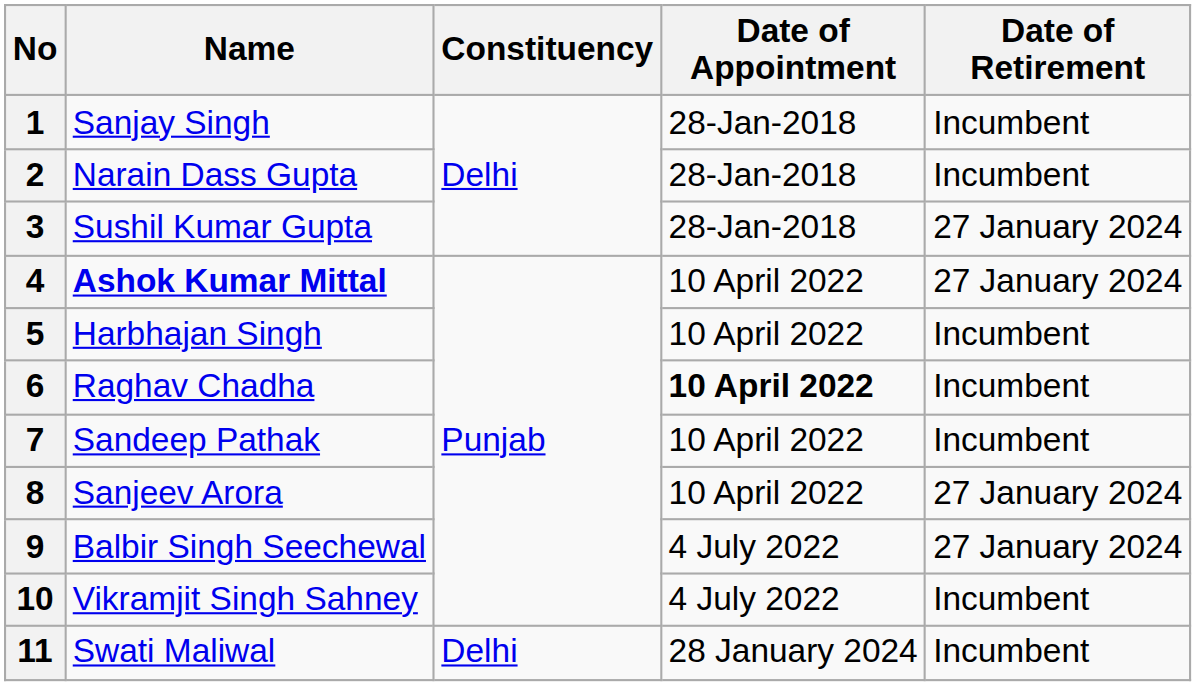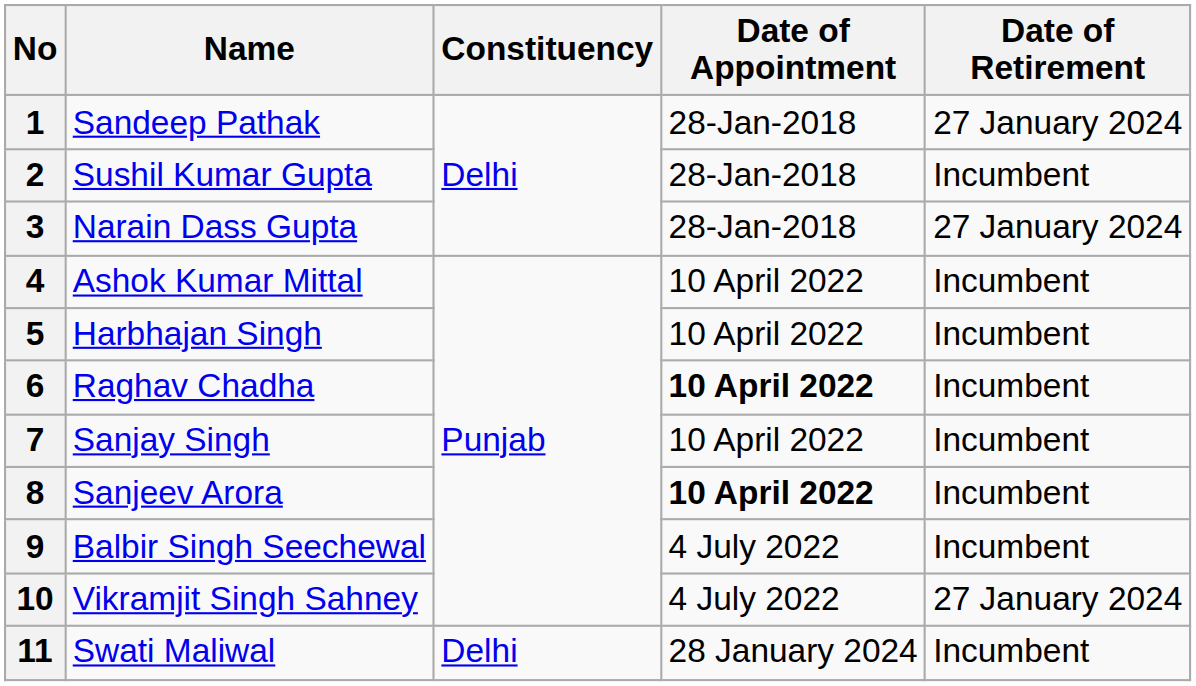(171, 121) Sanjay Singh -> (196, 121) Sandeep Pathak
(1011, 121) Incumbent -> (1058, 121) 27 January 2024
(215, 174) Narain Dass Gupta -> (222, 174) Sushil Kumar Gupta
(222, 227) Sushil Kumar Gupta -> (215, 227) Narain Dass Gupta
(230, 280) bold -> (218, 280) normal
(1058, 280) 27 January 2024 -> (1011, 280) Incumbent
(196, 439) Sandeep Pathak -> (171, 439) Sanjay Singh
(766, 492) normal -> (771, 492) bold
(1058, 492) 27 January 2024 -> (1011, 492) Incumbent
(1058, 545) 27 January 2024 -> (1011, 545) Incumbent
(1011, 598) Incumbent -> (1058, 598) 27 January 2024
